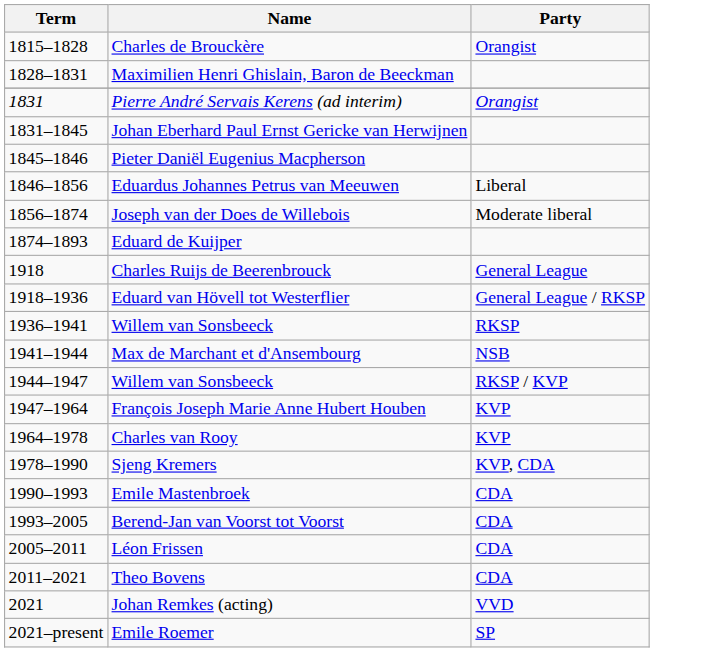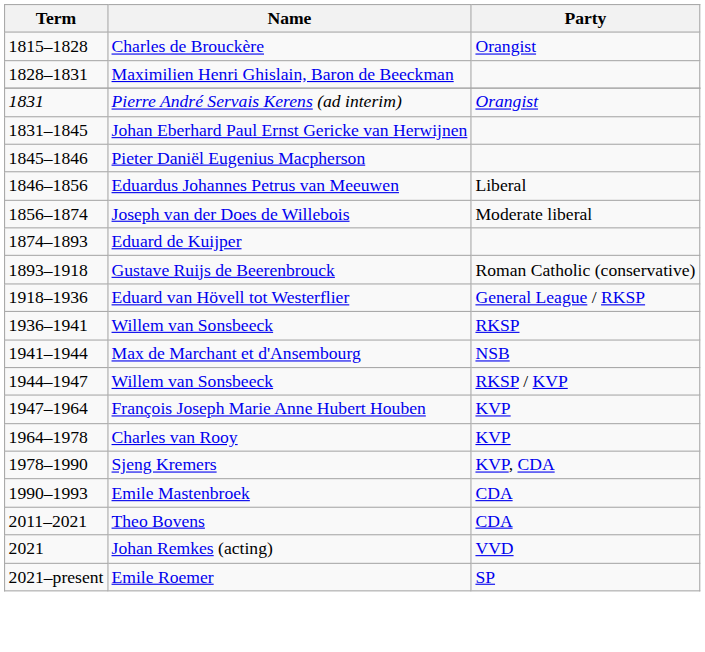+ row: (48, 269)
- row: (26, 269)
- row: (48, 520)
- row: (48, 548)
